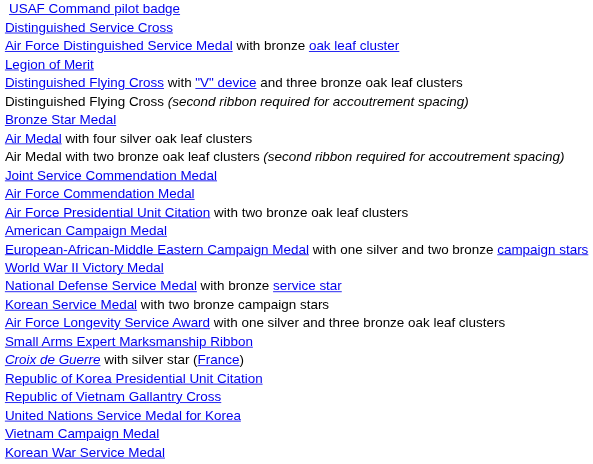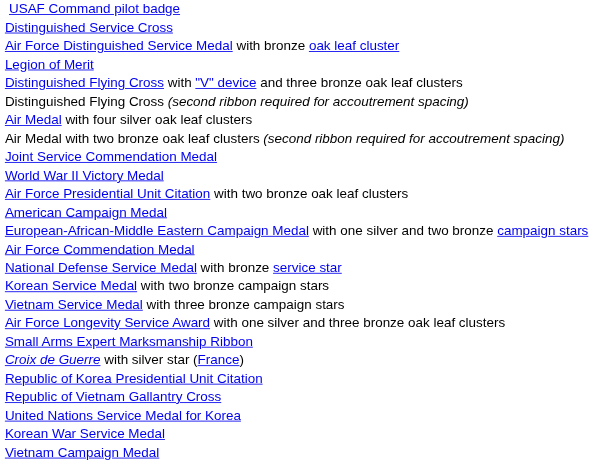- row: (61, 120)
rows swapped: (100, 193) <-> (84, 267)
+ row: (175, 304)
rows swapped: (82, 434) <-> (85, 452)
